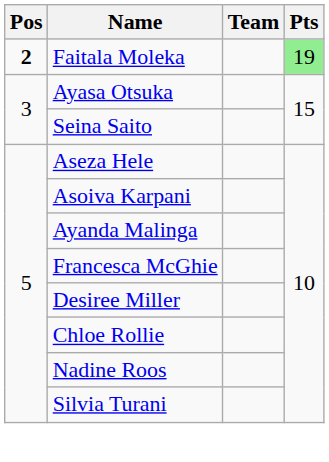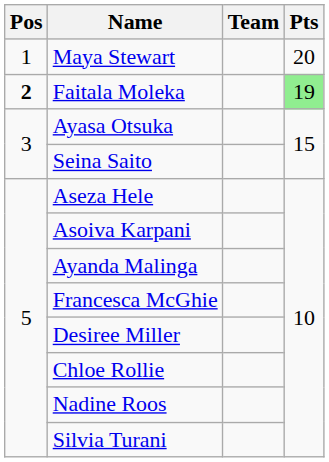+ row: (114, 56)
